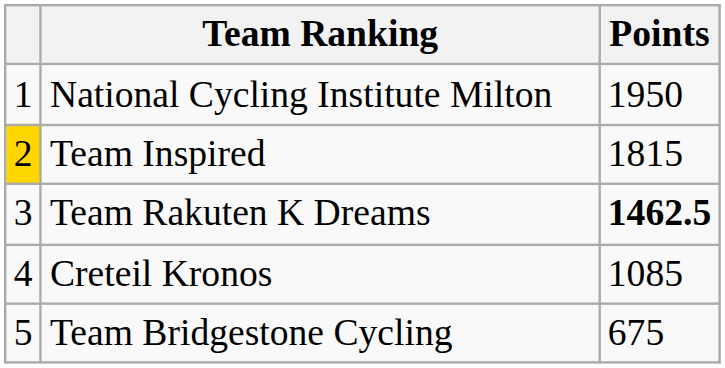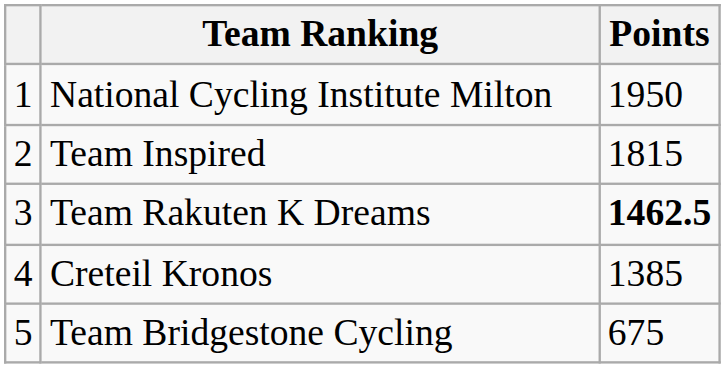(23, 153) gold background -> (23, 153) no background
(645, 272) 1085 -> (645, 272) 1385
